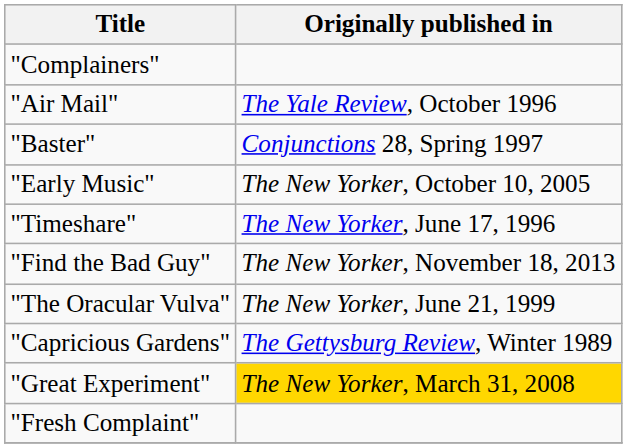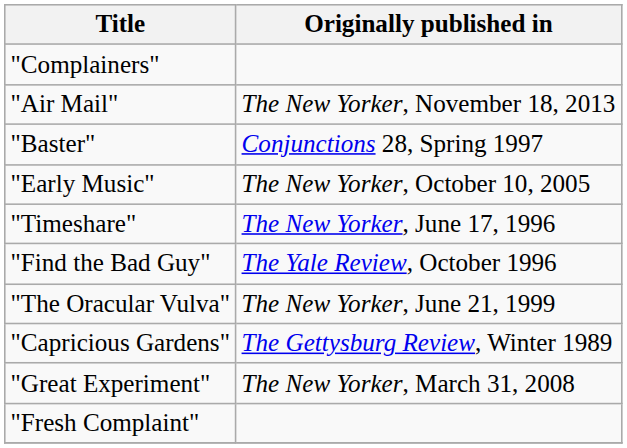(399, 104) The Yale Review, October 1996 -> (428, 104) The New Yorker, November 18, 2013
(428, 263) The New Yorker, November 18, 2013 -> (399, 263) The Yale Review, October 1996
(408, 382) gold background -> (408, 382) no background
